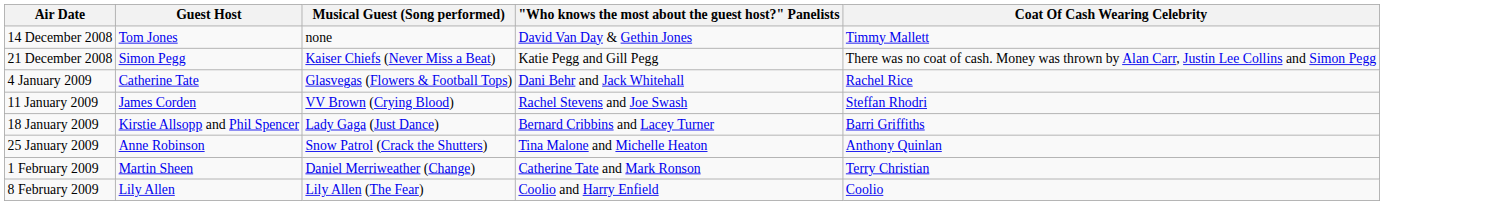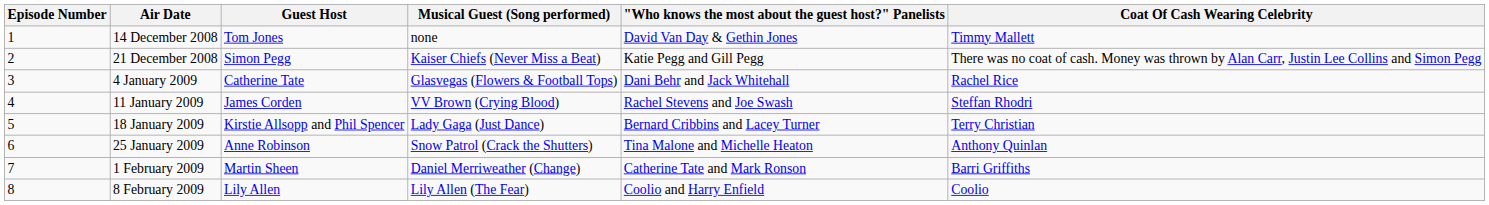+ column: (57, 15)
(885, 124) Barri Griffiths -> (993, 124) Terry Christian
(888, 168) Terry Christian -> (991, 168) Barri Griffiths
